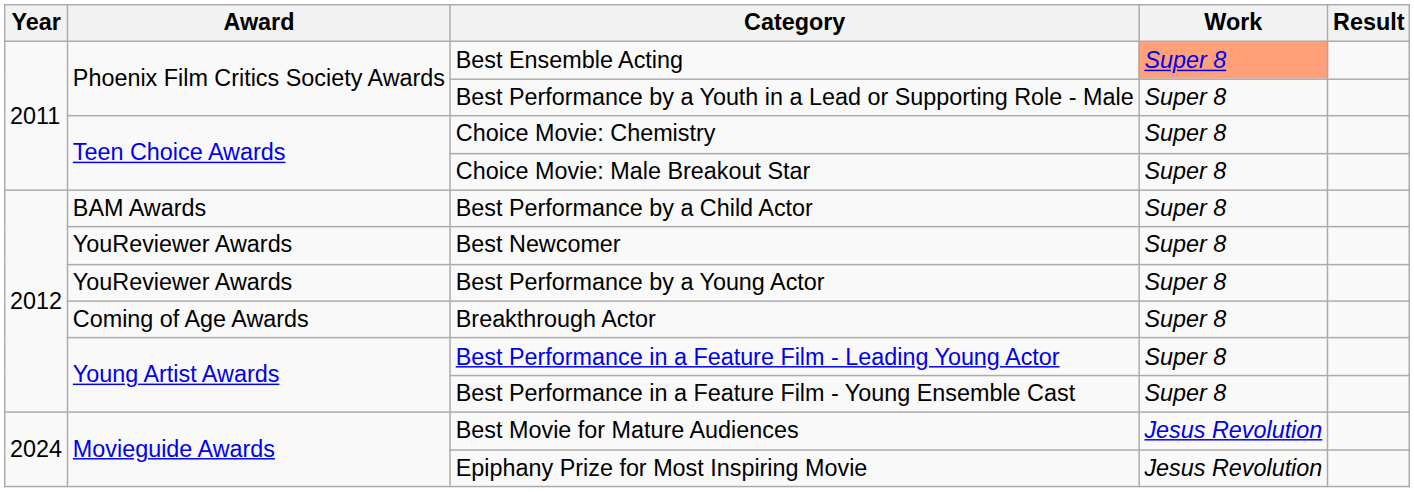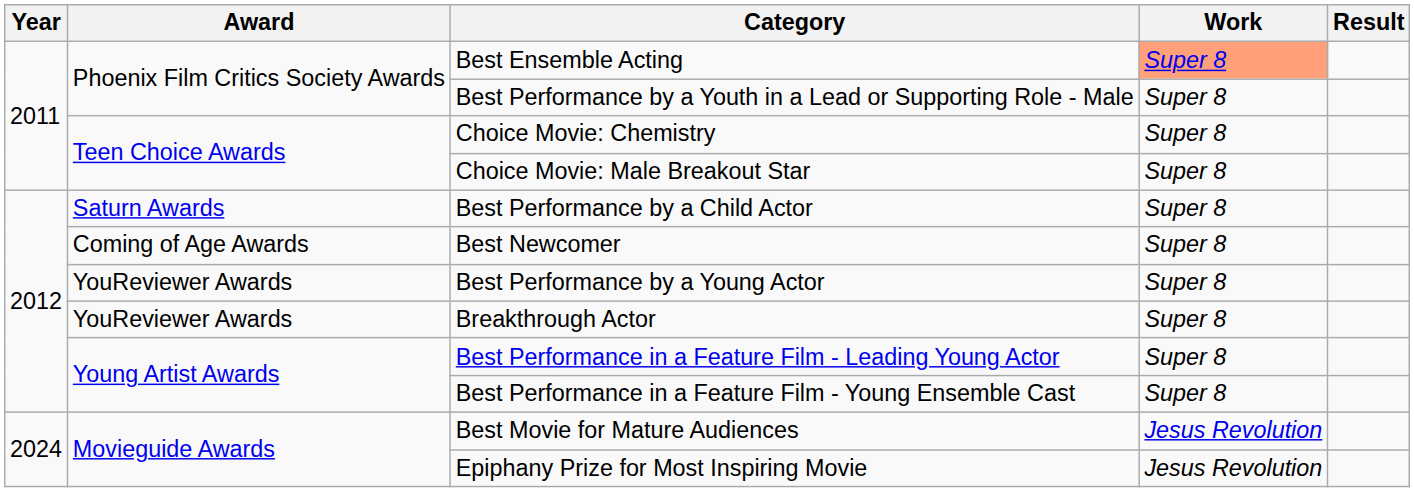(139, 208) BAM Awards -> (149, 208) Saturn Awards
(183, 245) YouReviewer Awards -> (191, 245) Coming of Age Awards
(191, 319) Coming of Age Awards -> (183, 319) YouReviewer Awards
